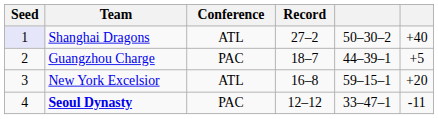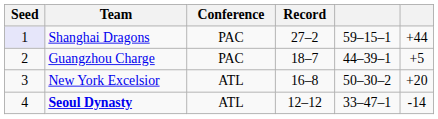(231, 37) ATL -> (231, 37) PAC
(367, 37) 50–30–2 -> (367, 37) 59–15–1
(417, 37) +40 -> (417, 37) +44
(367, 80) 59–15–1 -> (367, 80) 50–30–2
(231, 102) PAC -> (231, 102) ATL
(417, 102) -11 -> (417, 102) -14
